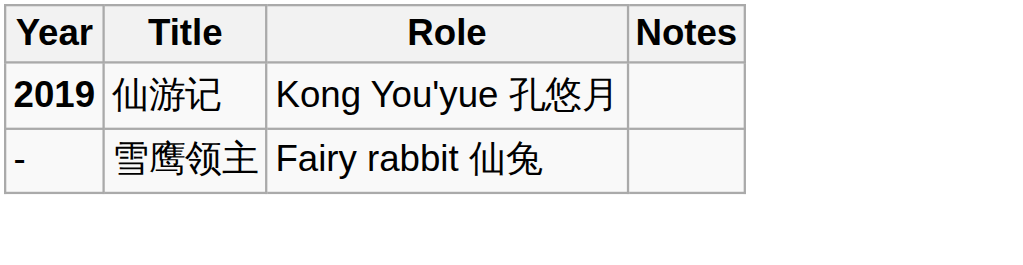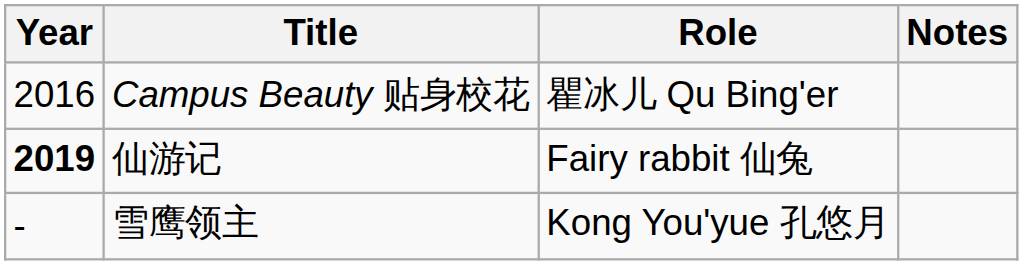+ row: (321, 93)
(447, 93) Kong You'yue 孔悠月 -> (680, 158) Fairy rabbit 仙兔
(409, 158) Fairy rabbit 仙兔 -> (718, 223) Kong You'yue 孔悠月
